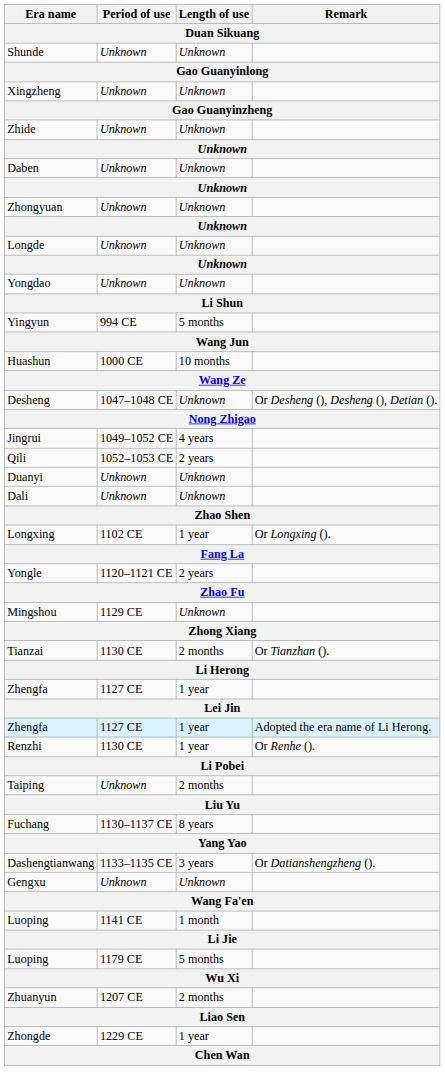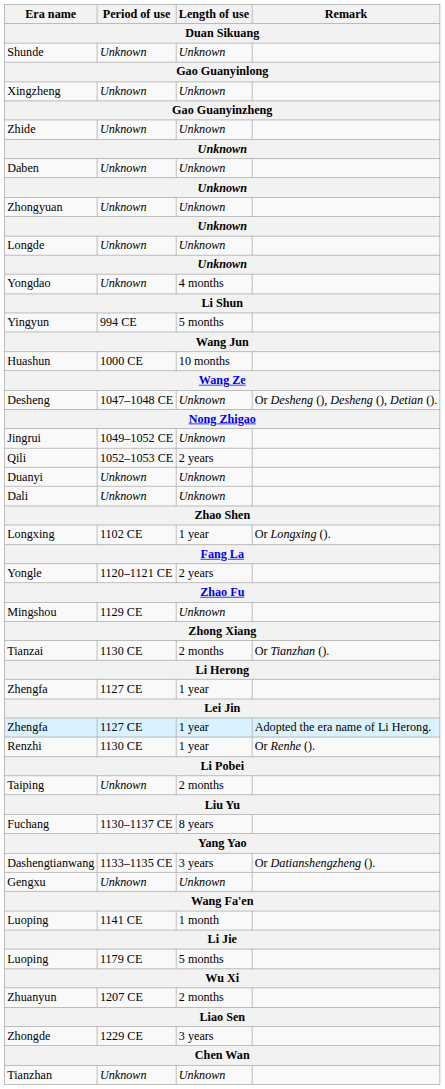(202, 284) Unknown -> (201, 284) 4 months
(196, 438) 4 years -> (202, 438) Unknown
(194, 1036) 1 year -> (196, 1036) 3 years
+ row: (30, 1074)
